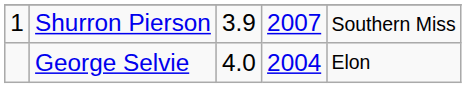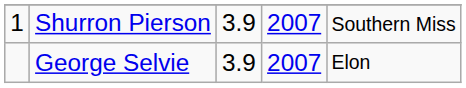(239, 62) 4.0 -> (239, 62) 3.9
(294, 62) 2004 -> (294, 62) 2007
